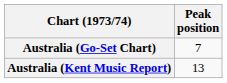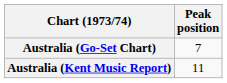(198, 68) 13 -> (198, 68) 11
